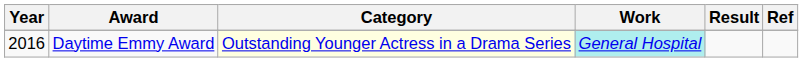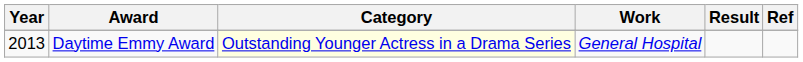(27, 43) 2016 -> (27, 43) 2013
(640, 43) paleturquoise background -> (640, 43) no background
